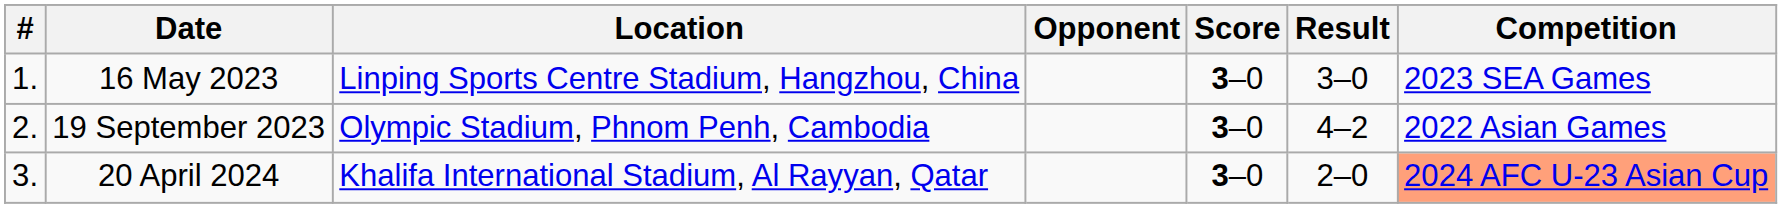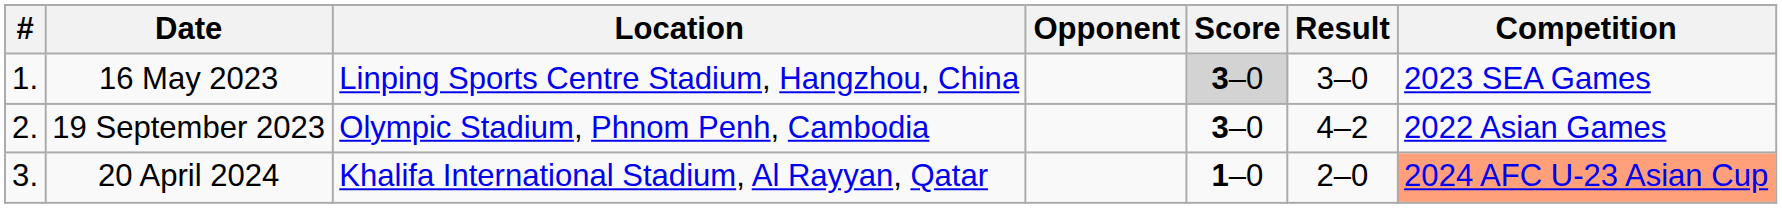(1237, 78) no background -> (1237, 78) lightgrey background
(1237, 176) 3–0 -> (1237, 176) 1–0
